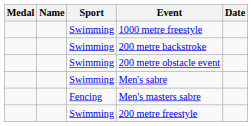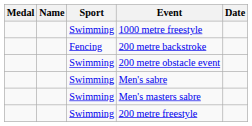(92, 46) Swimming -> (86, 46) Fencing
(86, 97) Fencing -> (92, 97) Swimming
